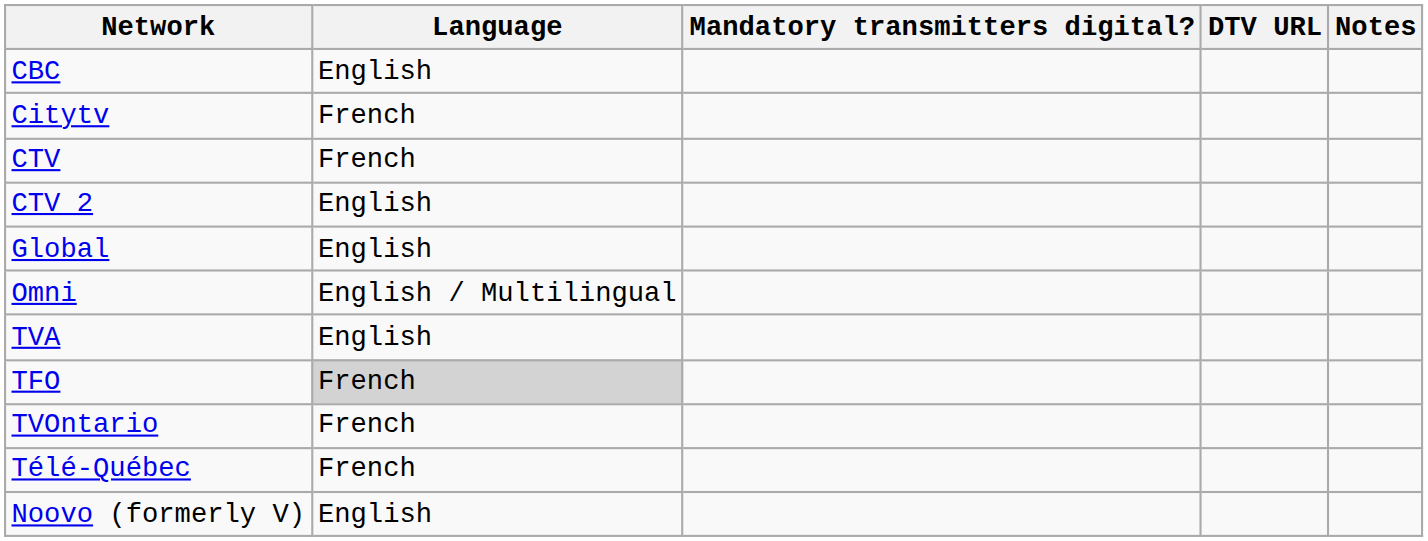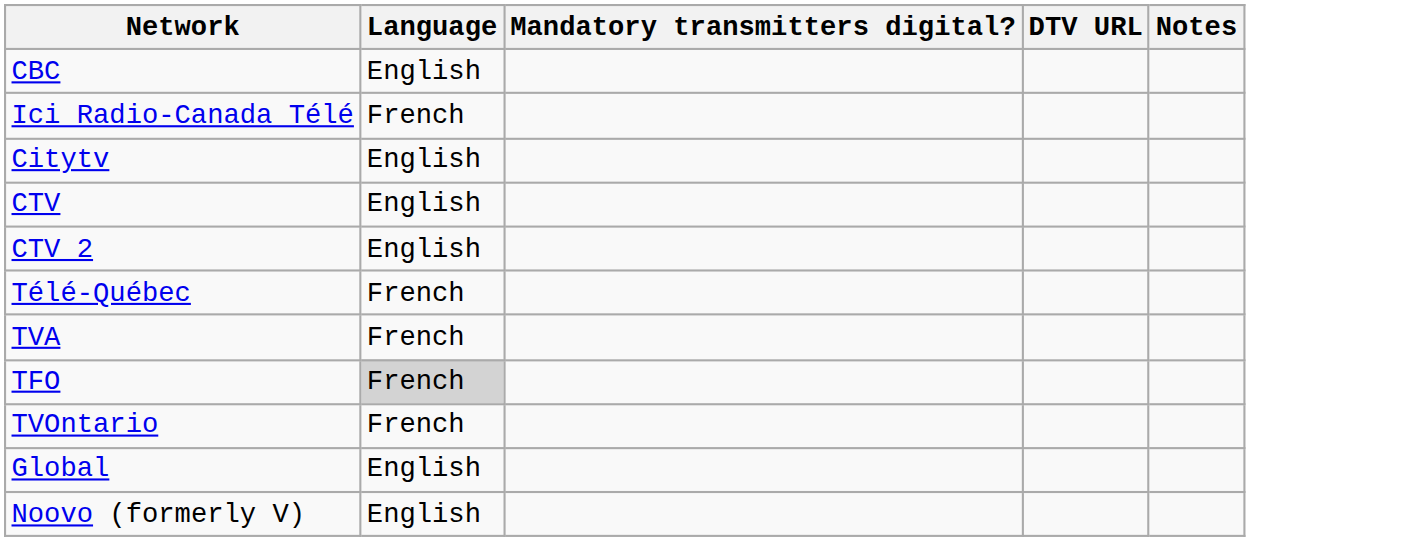+ row: (183, 116)
(367, 116) French -> (424, 160) English
(367, 160) French -> (424, 204) English
rows swapped: (60, 249) <-> (101, 470)
- row: (44, 293)
(375, 337) English -> (416, 337) French
